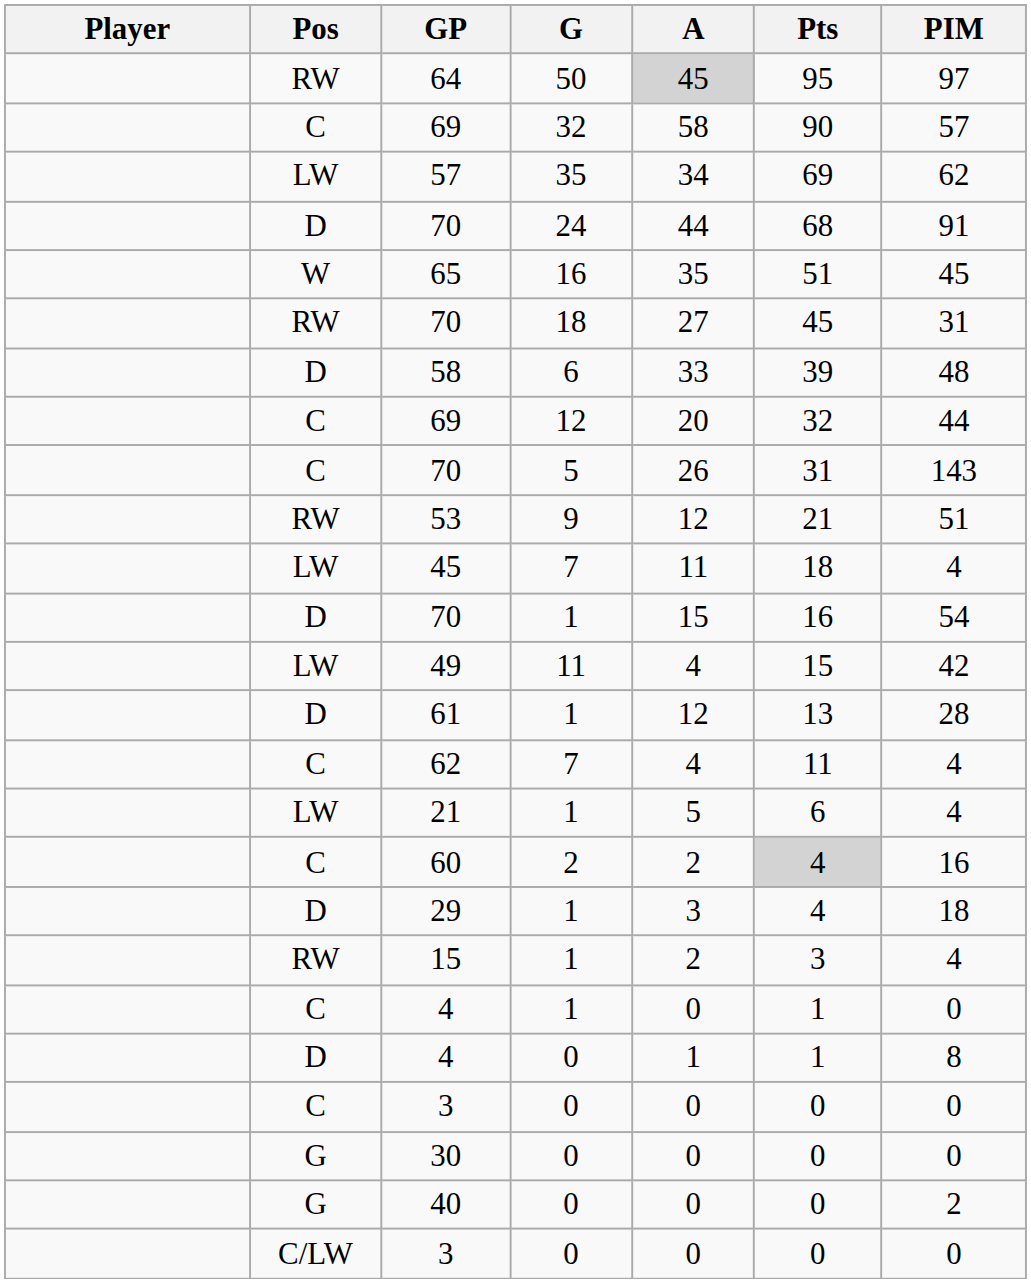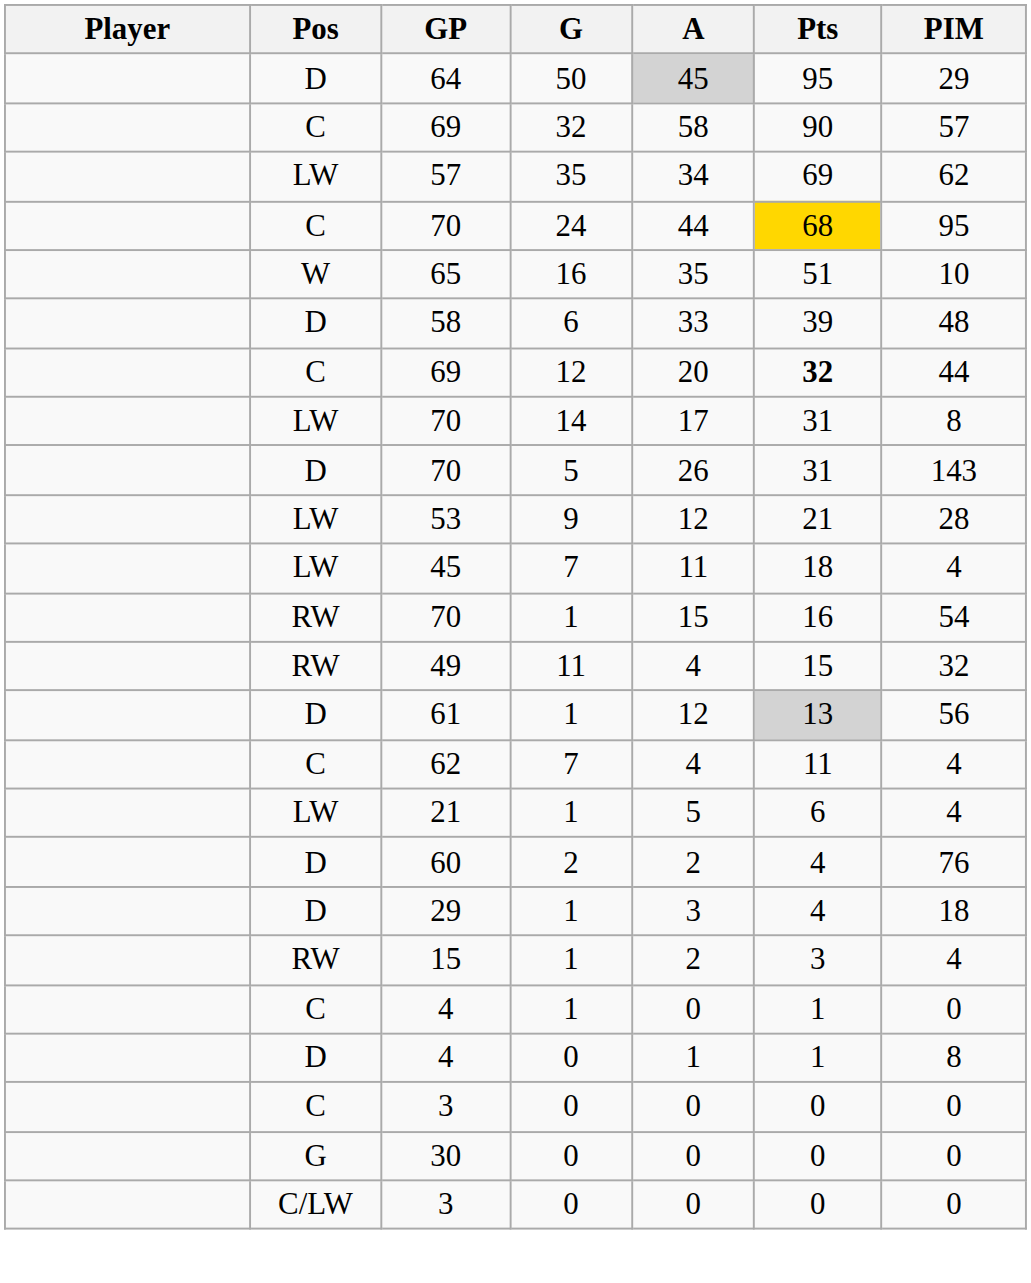(316, 77) RW -> (316, 77) D
(954, 77) 97 -> (954, 77) 29
(316, 224) D -> (316, 224) C
(818, 224) no background -> (818, 224) gold background
(954, 224) 91 -> (954, 224) 95
(954, 273) 45 -> (954, 273) 10
- row: (446, 322)
(818, 420) normal -> (818, 371) bold
+ row: (446, 420)
(316, 469) C -> (316, 469) D
(316, 518) RW -> (316, 518) LW
(954, 518) 51 -> (954, 518) 28
(316, 616) D -> (316, 616) RW
(316, 665) LW -> (316, 665) RW
(954, 665) 42 -> (954, 665) 32
(818, 714) no background -> (818, 714) lightgrey background
(954, 714) 28 -> (954, 714) 56
(316, 861) C -> (316, 861) D
(818, 861) lightgrey background -> (818, 861) no background
(954, 861) 16 -> (954, 861) 76
- row: (446, 1204)
